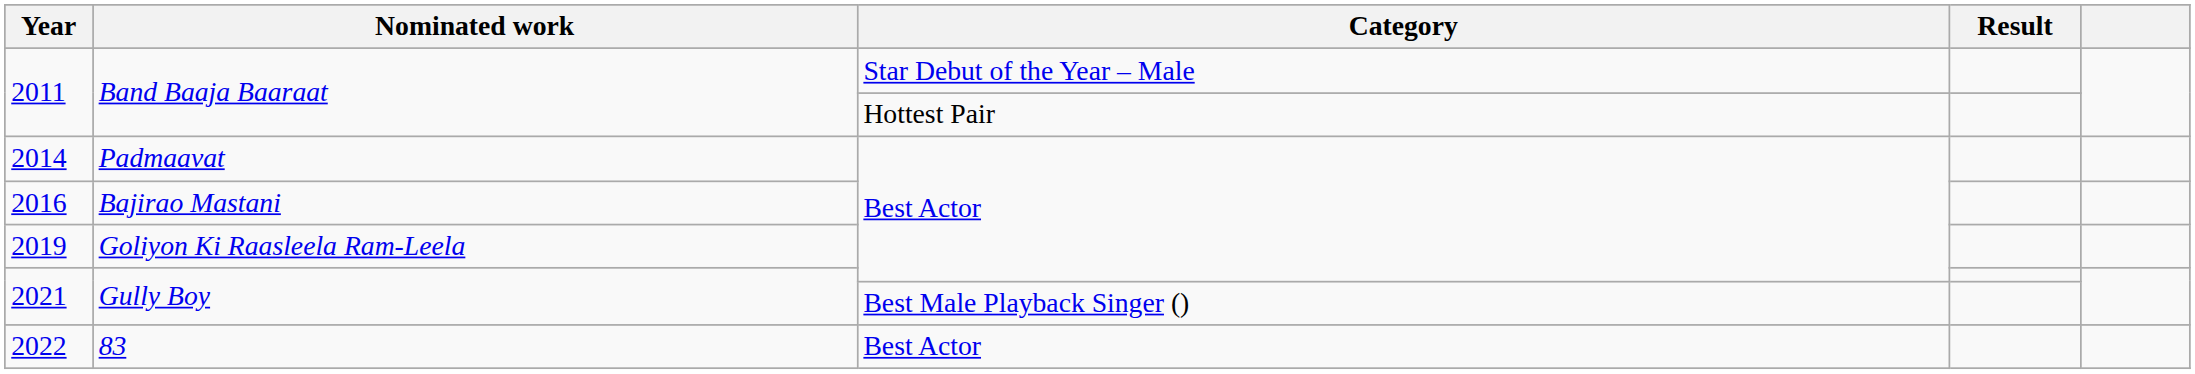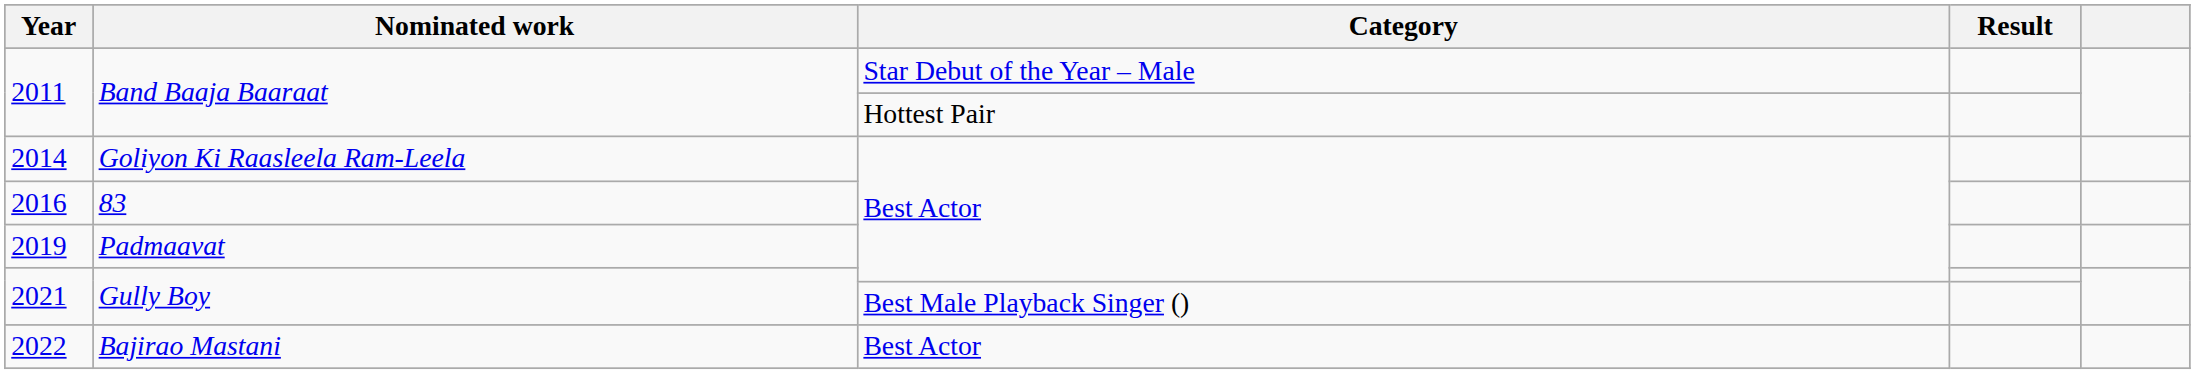(162, 158) Padmaavat -> (282, 158) Goliyon Ki Raasleela Ram-Leela
(190, 202) Bajirao Mastani -> (112, 202) 83
(282, 245) Goliyon Ki Raasleela Ram-Leela -> (162, 245) Padmaavat
(112, 346) 83 -> (190, 346) Bajirao Mastani
